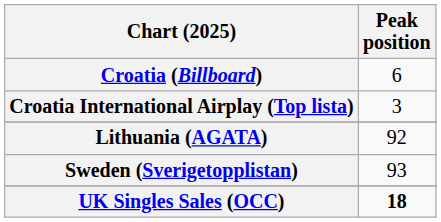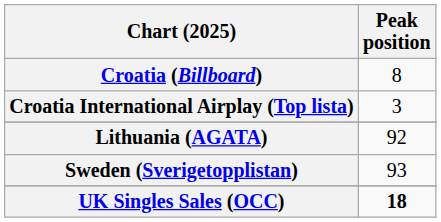(397, 74) 6 -> (397, 74) 8
